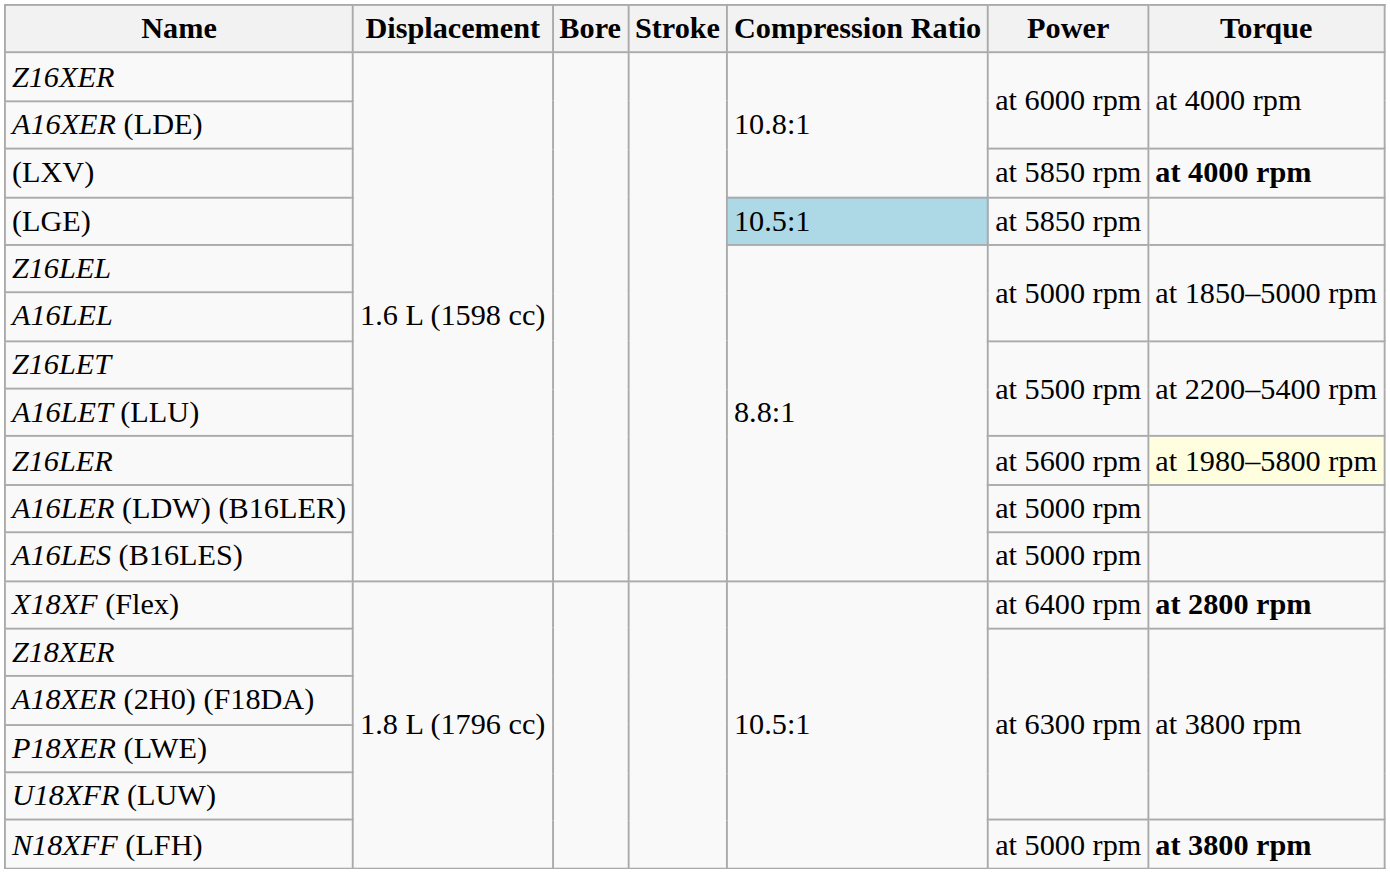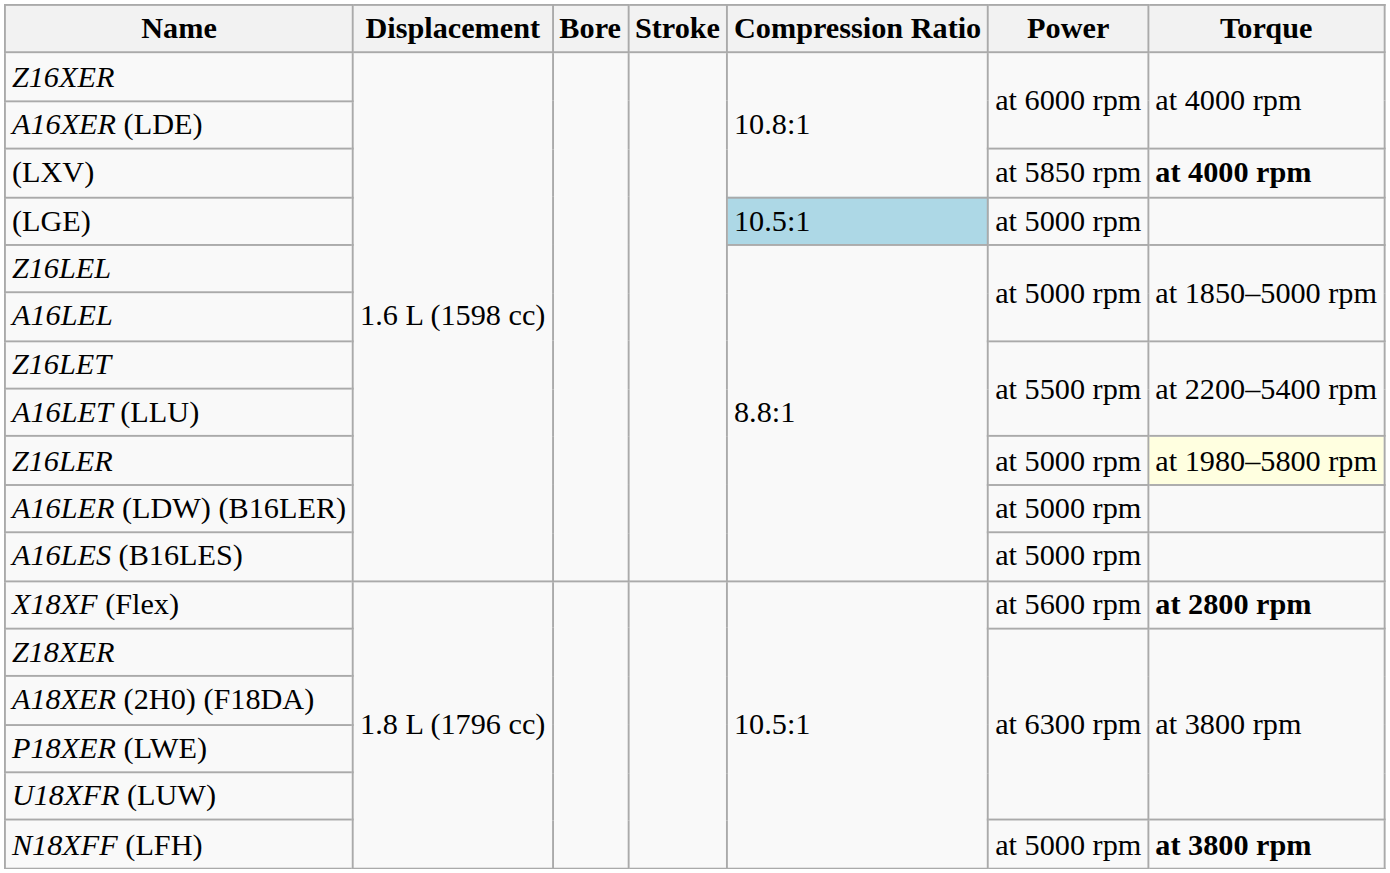(1068, 220) at 5850 rpm -> (1068, 220) at 5000 rpm
(1068, 460) at 5600 rpm -> (1068, 460) at 5000 rpm
(1068, 603) at 6400 rpm -> (1068, 603) at 5600 rpm
